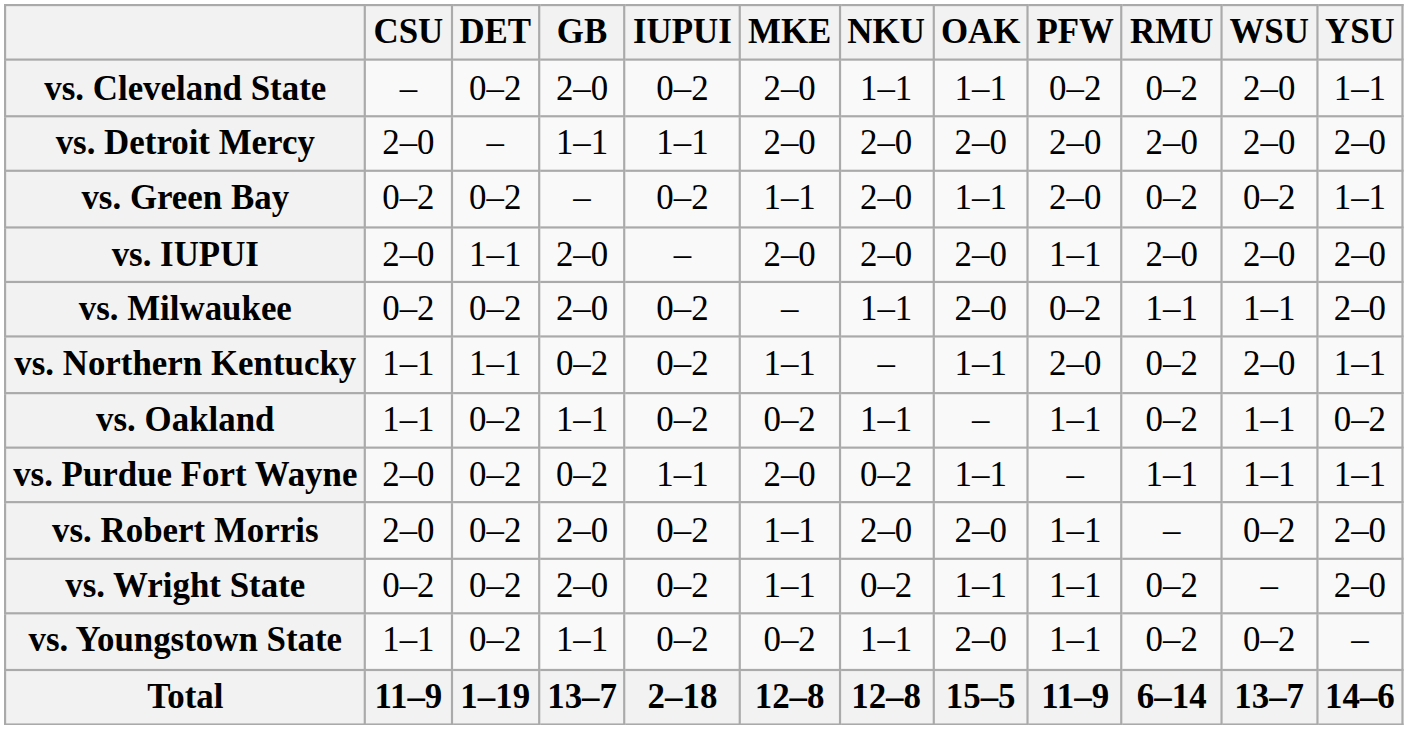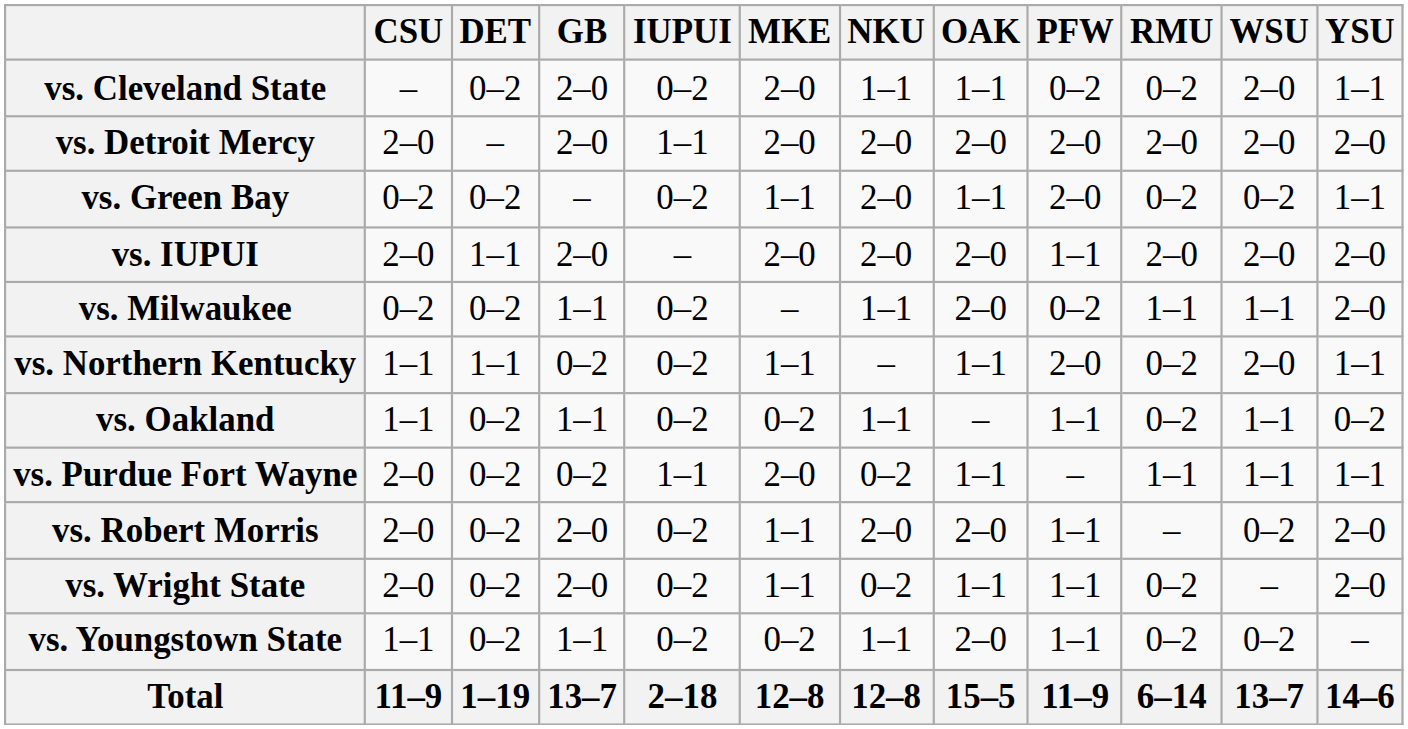(582, 142) 1–1 -> (582, 142) 2–0
(582, 308) 2–0 -> (582, 308) 1–1
(408, 585) 0–2 -> (408, 585) 2–0
